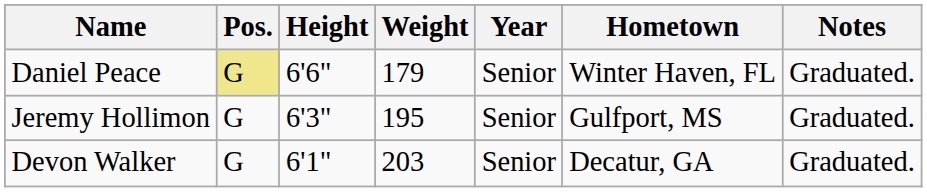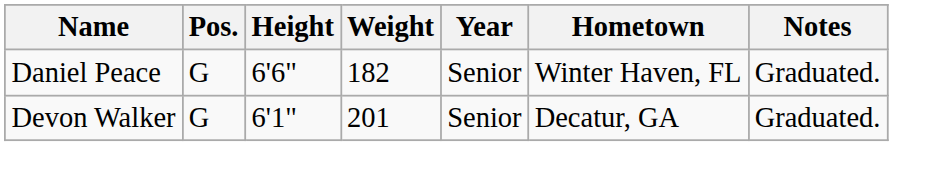(233, 72) khaki background -> (199, 72) no background
(403, 72) 179 -> (368, 72) 182
- row: (111, 117)
(403, 162) 203 -> (368, 117) 201
